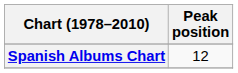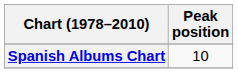(201, 56) 12 -> (201, 56) 10
